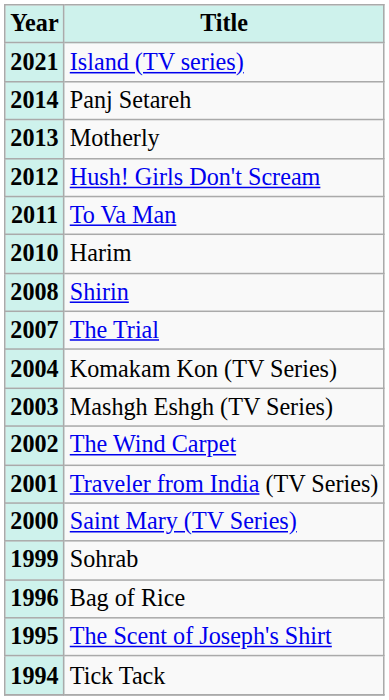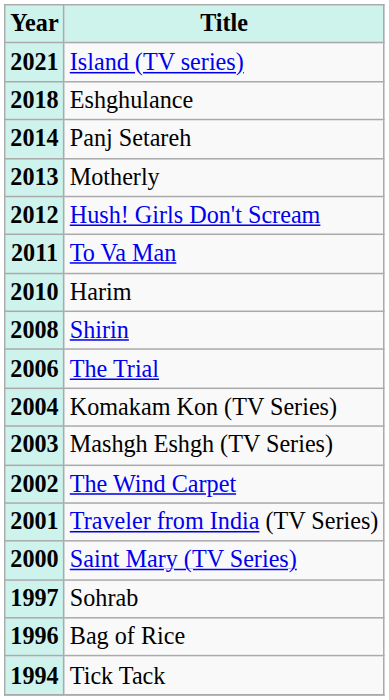+ row: (132, 100)
(34, 330) 2007 -> (34, 368) 2006
(34, 560) 1999 -> (34, 598) 1997
- row: (201, 636)
